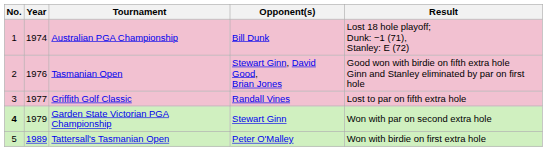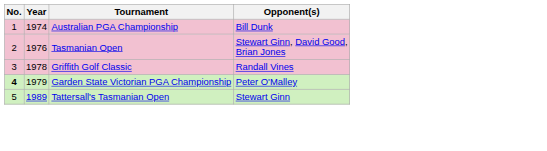- column: (444, 12)
(37, 99) 1977 -> (37, 67) 1978
(259, 119) Stewart Ginn -> (266, 82) Peter O'Malley
(263, 139) Peter O'Malley -> (263, 97) Stewart Ginn
